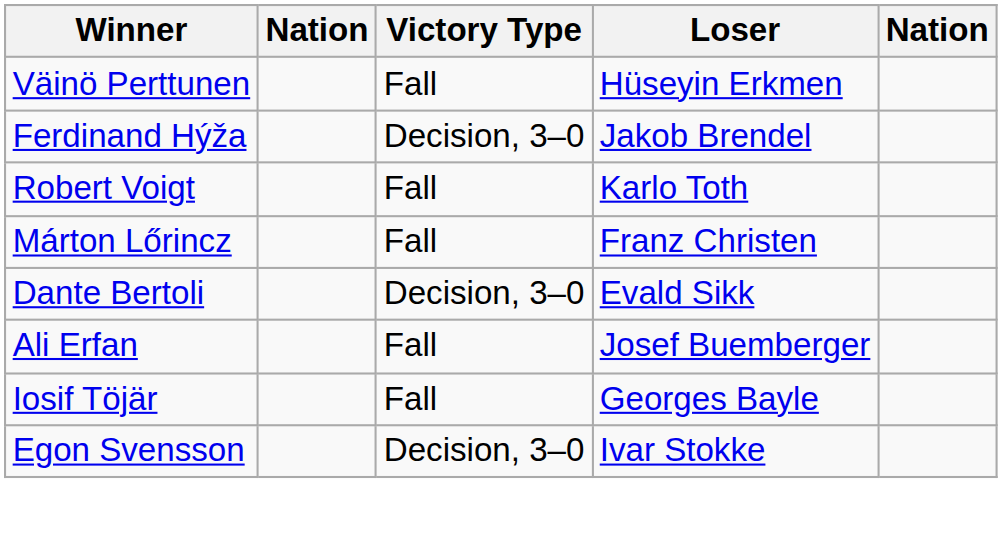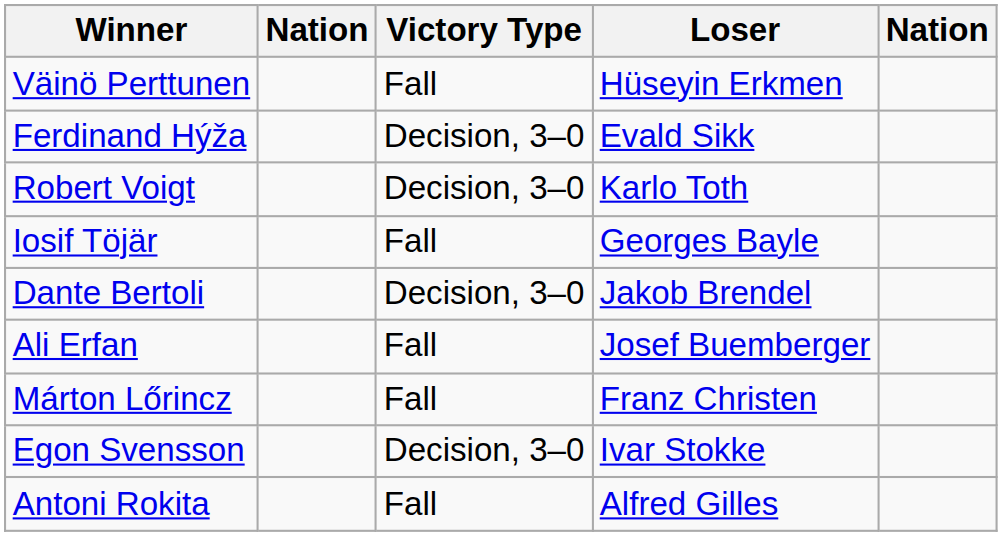(706, 135) Jakob Brendel -> (677, 135) Evald Sikk
(410, 188) Fall -> (484, 188) Decision, 3–0
rows swapped: (85, 398) <-> (122, 240)
(677, 293) Evald Sikk -> (706, 293) Jakob Brendel
+ row: (111, 503)
